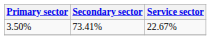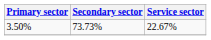(87, 27) 73.41% -> (87, 27) 73.73%
